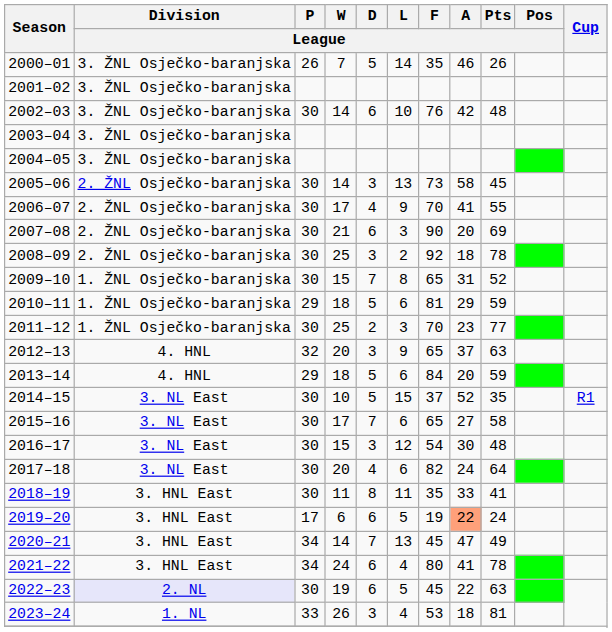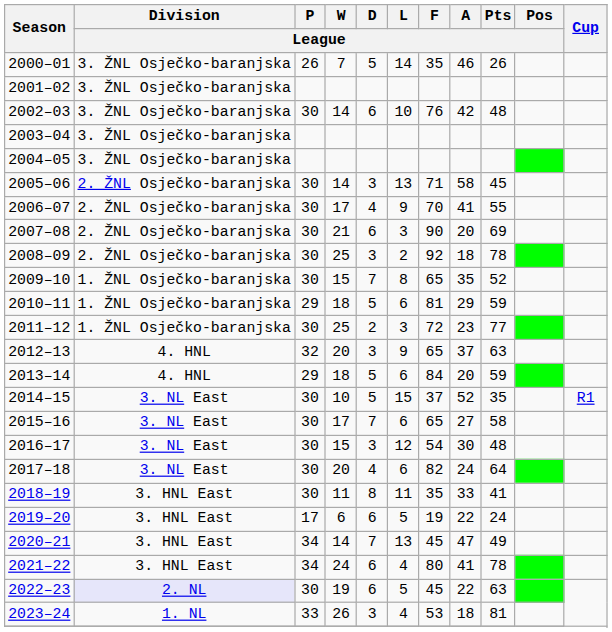(434, 184) 73 -> (434, 184) 71
(466, 280) 31 -> (466, 280) 35
(434, 328) 70 -> (434, 328) 72
(466, 519) lightsalmon background -> (466, 519) no background
